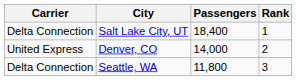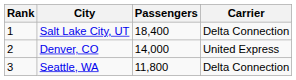columns swapped: (275, 13) <-> (50, 13)
